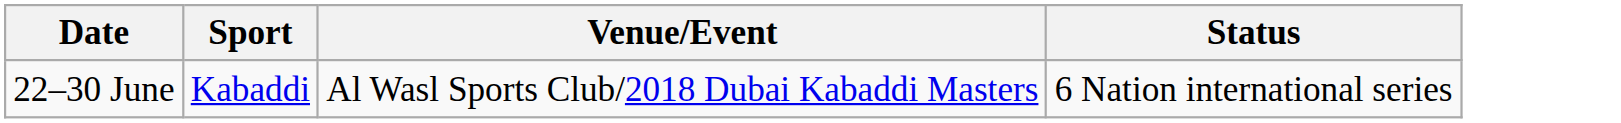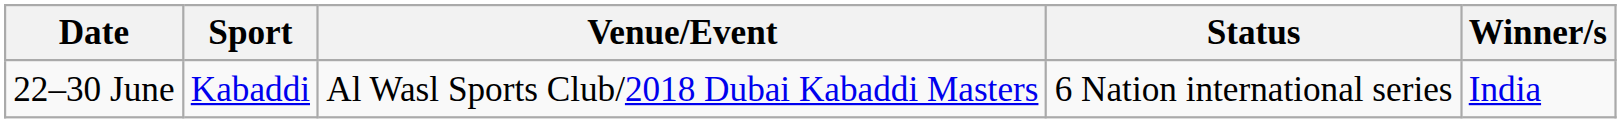+ column: (1538, 32)
